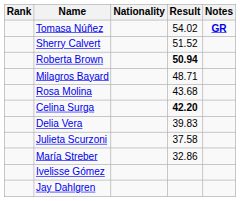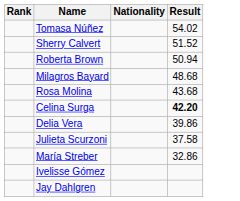- column: (219, 12)
(185, 60) bold -> (185, 60) normal
(185, 76) 48.71 -> (185, 76) 48.68
(185, 124) 39.83 -> (185, 124) 39.86
